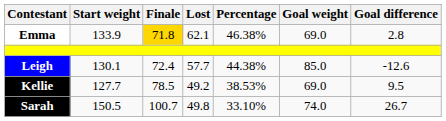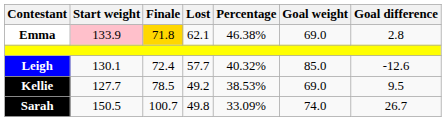(107, 34) no background -> (107, 34) pink background
(246, 65) 44.38% -> (246, 65) 40.32%
(246, 106) 33.10% -> (246, 106) 33.09%
